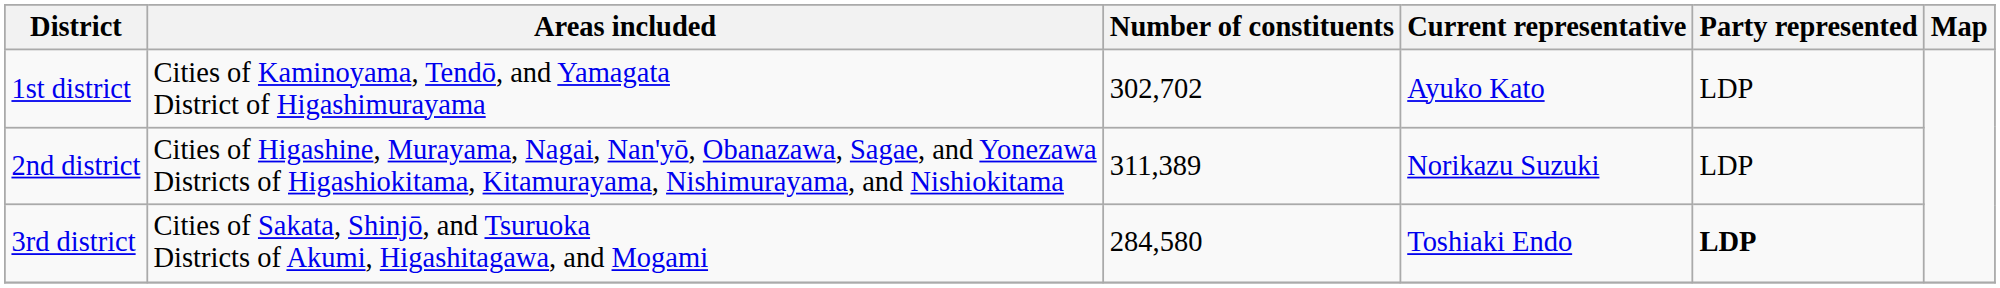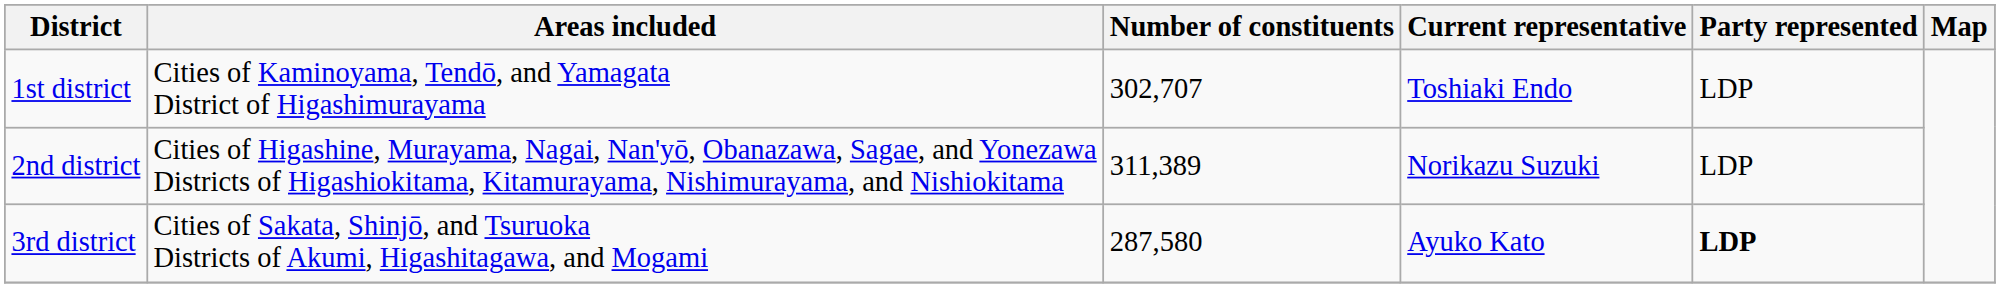(1156, 88) 302,702 -> (1156, 88) 302,707
(1476, 88) Ayuko Kato -> (1490, 88) Toshiaki Endo
(1156, 242) 284,580 -> (1156, 242) 287,580
(1490, 242) Toshiaki Endo -> (1476, 242) Ayuko Kato
